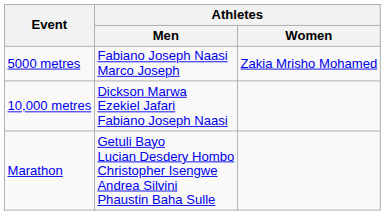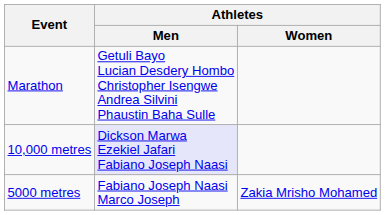rows swapped: (44, 64) <-> (35, 171)
(163, 106) no background -> (163, 150) lavender background
